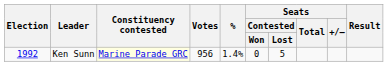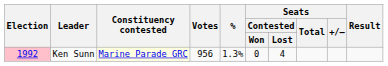(27, 54) no background -> (27, 54) pink background
(233, 54) 1.4% -> (233, 54) 1.3%
(282, 54) 5 -> (282, 54) 4
